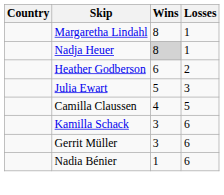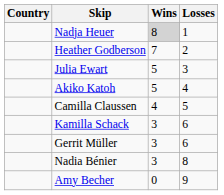- row: (101, 32)
(156, 69) 6 -> (154, 50) 7
+ row: (85, 87)
(156, 161) 1 -> (154, 161) 3
(187, 161) 6 -> (185, 161) 8
+ row: (84, 180)
